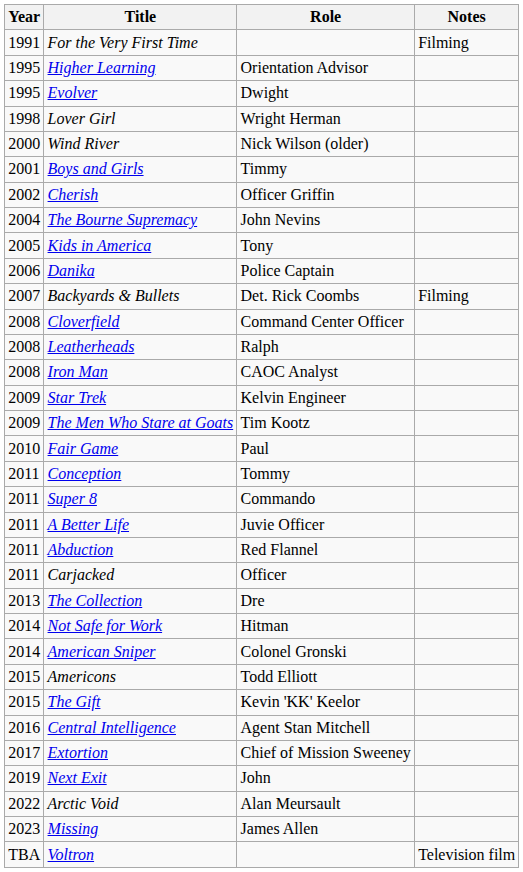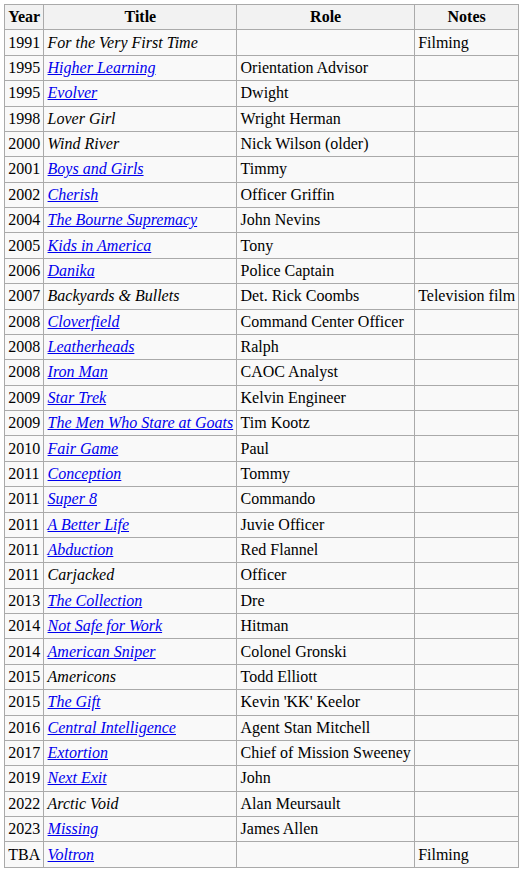(443, 296) Filming -> (467, 296) Television film
(467, 854) Television film -> (443, 854) Filming
